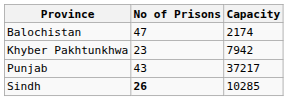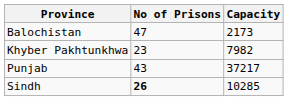(240, 32) 2174 -> (240, 32) 2173
(240, 50) 7942 -> (240, 50) 7982
